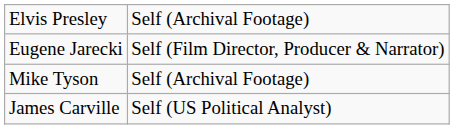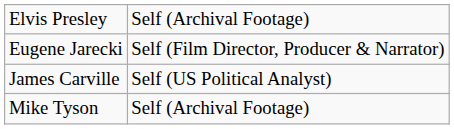rows swapped: (64, 108) <-> (54, 78)
